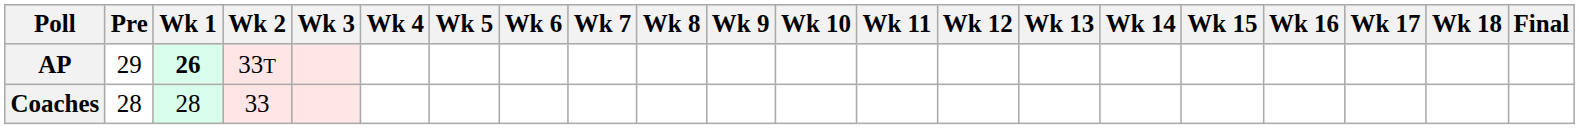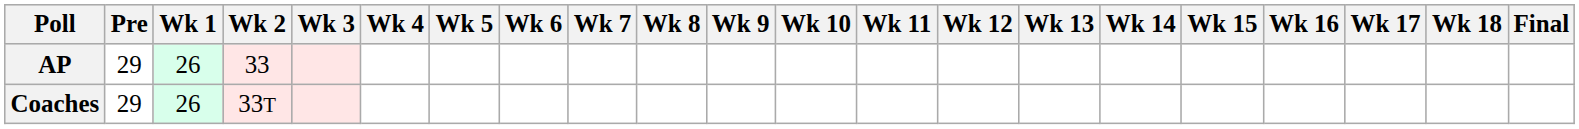(188, 63) bold -> (188, 63) normal
(257, 63) 33T -> (257, 63) 33
(129, 103) 28 -> (129, 103) 29
(188, 103) 28 -> (188, 103) 26
(257, 103) 33 -> (257, 103) 33T
